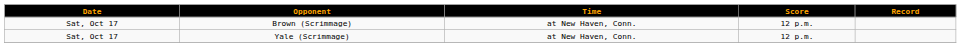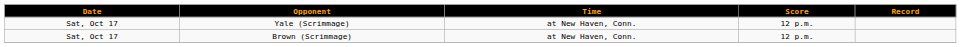rows swapped: (312, 36) <-> (312, 23)
